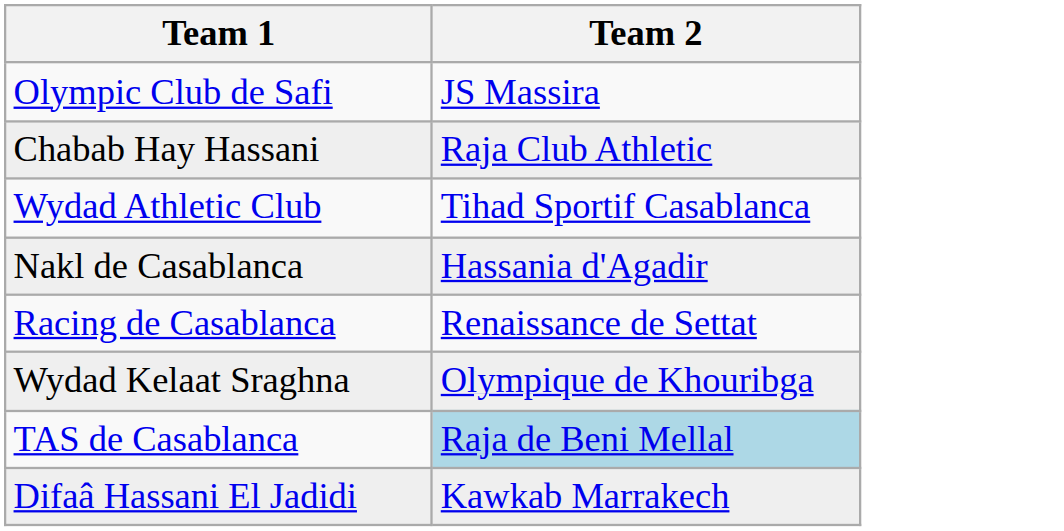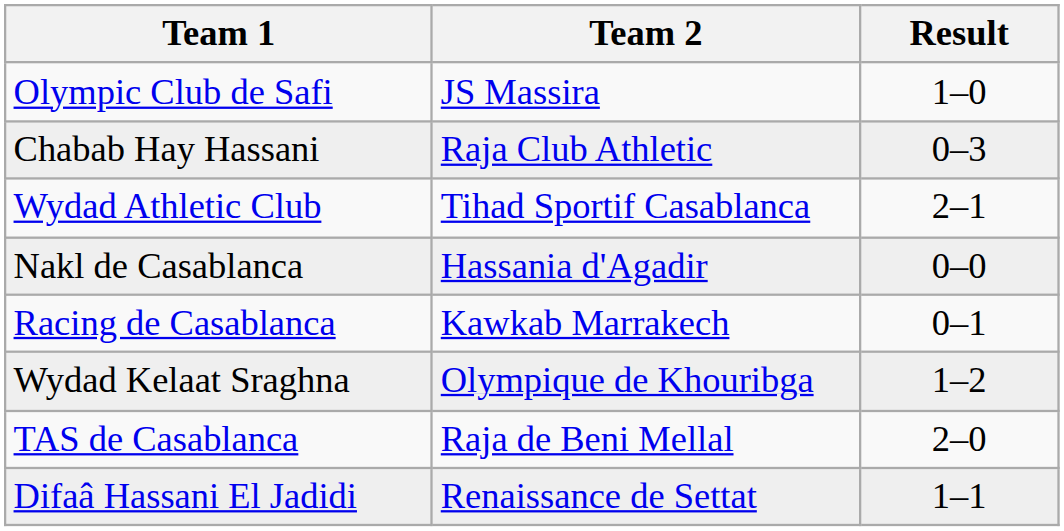+ column: (959, 33)
(599, 322) Renaissance de Settat -> (585, 322) Kawkab Marrakech
(587, 438) lightblue background -> (587, 438) no background
(585, 496) Kawkab Marrakech -> (599, 496) Renaissance de Settat
